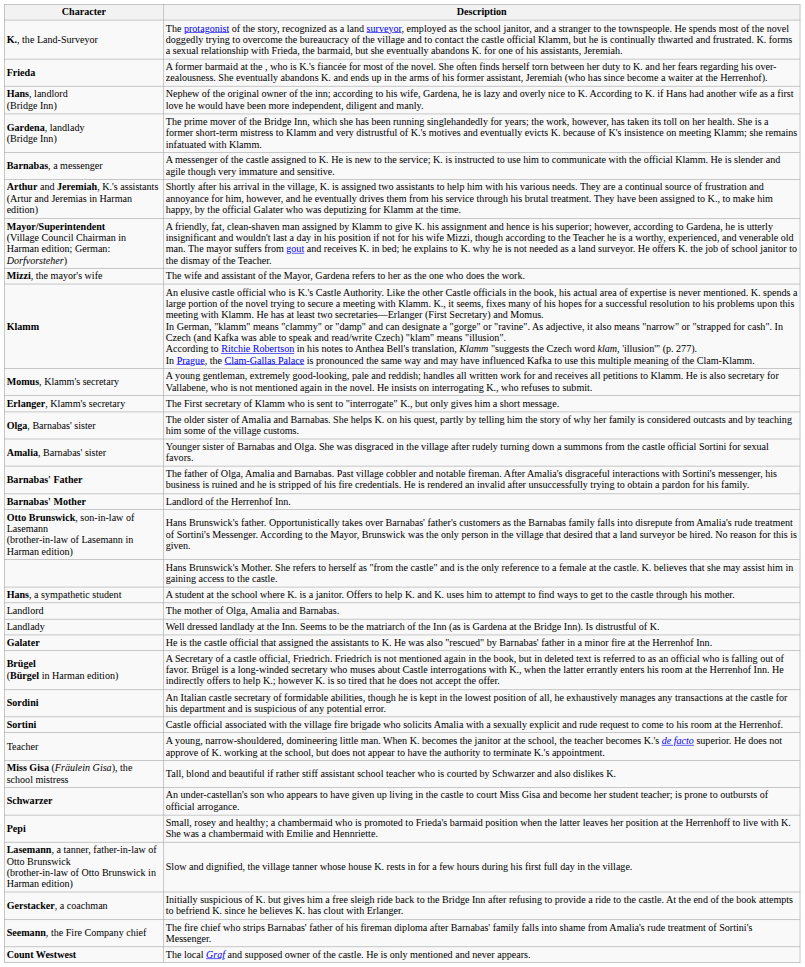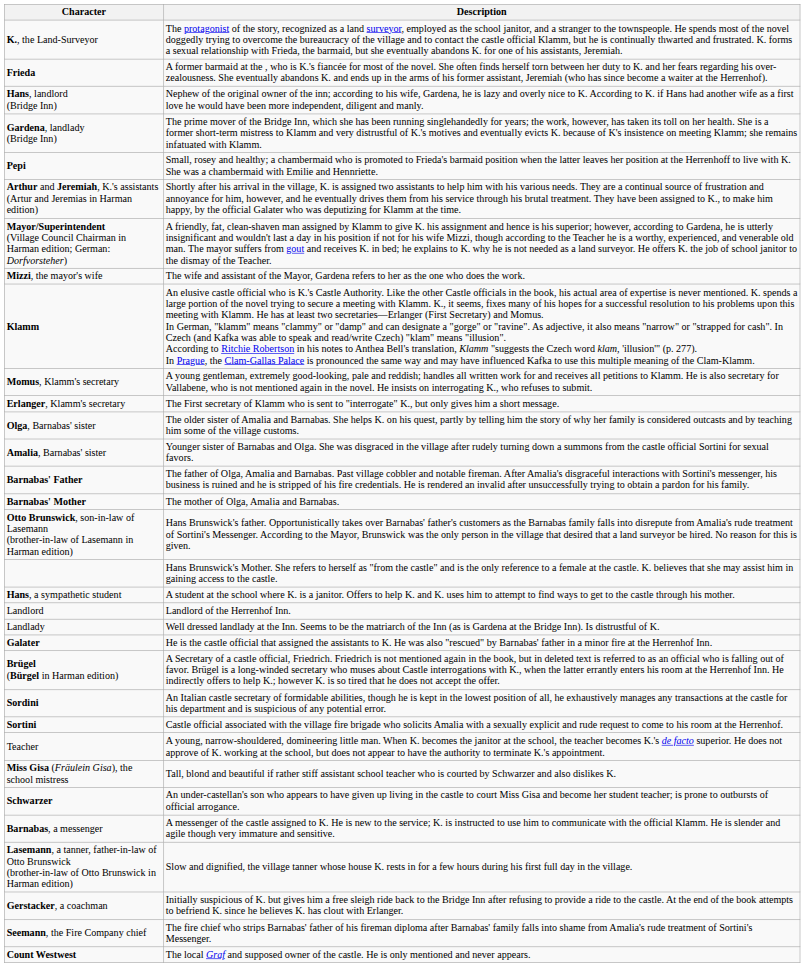rows swapped: (55, 166) <-> (16, 828)
(228, 501) Landlord of the Herrenhof Inn. -> (252, 501) The mother of Olga, Amalia and Barnabas.
(252, 611) The mother of Olga, Amalia and Barnabas. -> (228, 611) Landlord of the Herrenhof Inn.
